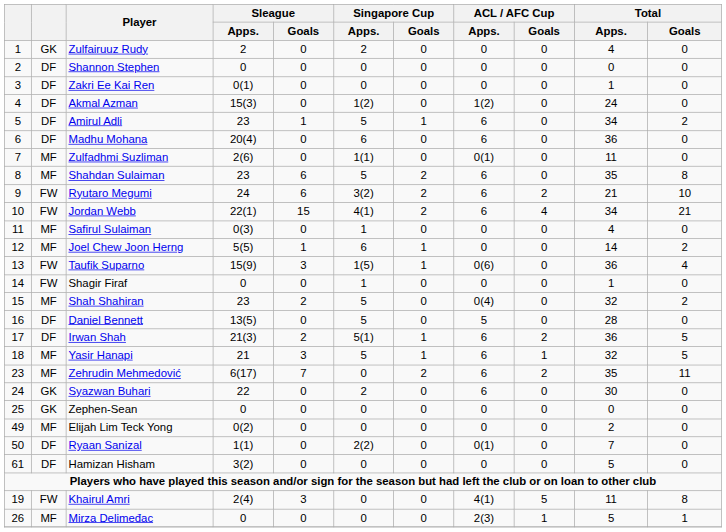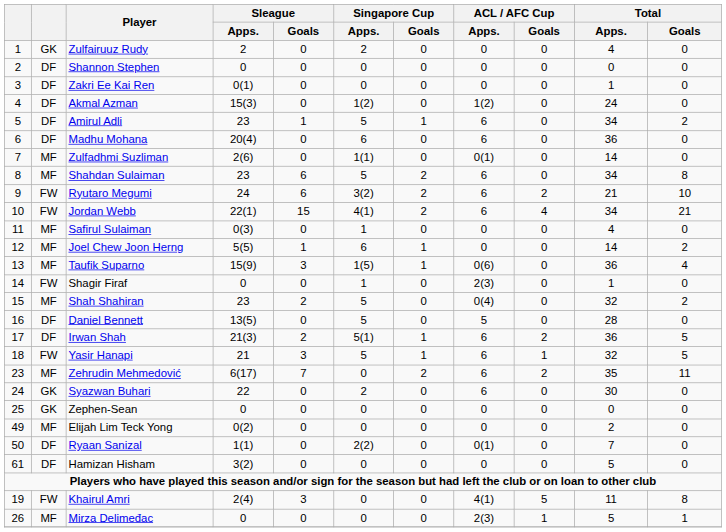(611, 157) 11 -> (611, 157) 14
(611, 175) 35 -> (611, 175) 34
(49, 265) FW -> (49, 265) MF
(484, 283) 0 -> (484, 283) 2(3)
(49, 355) MF -> (49, 355) FW
